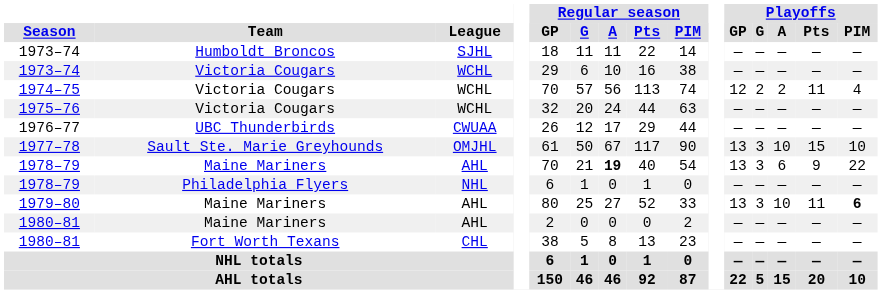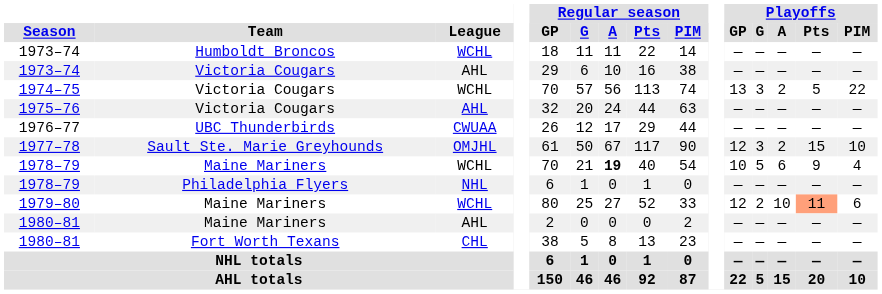(475, 52) SJHL -> (475, 52) WCHL
(475, 71) WCHL -> (475, 71) AHL
(738, 90) 12 -> (738, 90) 13
(760, 90) 2 -> (760, 90) 3
(816, 90) 11 -> (816, 90) 5
(857, 90) 4 -> (857, 90) 22
(475, 109) WCHL -> (475, 109) AHL
(738, 147) 13 -> (738, 147) 12
(782, 147) 10 -> (782, 147) 2
(475, 166) AHL -> (475, 166) WCHL
(738, 166) 13 -> (738, 166) 10
(760, 166) 3 -> (760, 166) 5
(857, 166) 22 -> (857, 166) 4
(475, 204) AHL -> (475, 204) WCHL
(738, 204) 13 -> (738, 204) 12
(760, 204) 3 -> (760, 204) 2
(816, 204) no background -> (816, 204) lightsalmon background
(857, 204) bold -> (857, 204) normal
